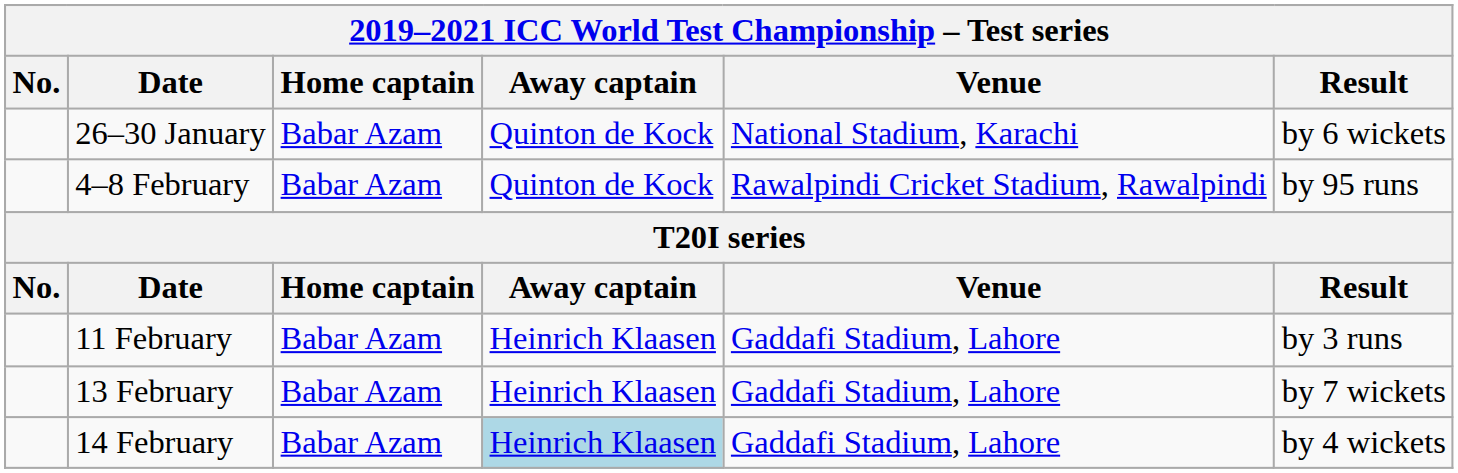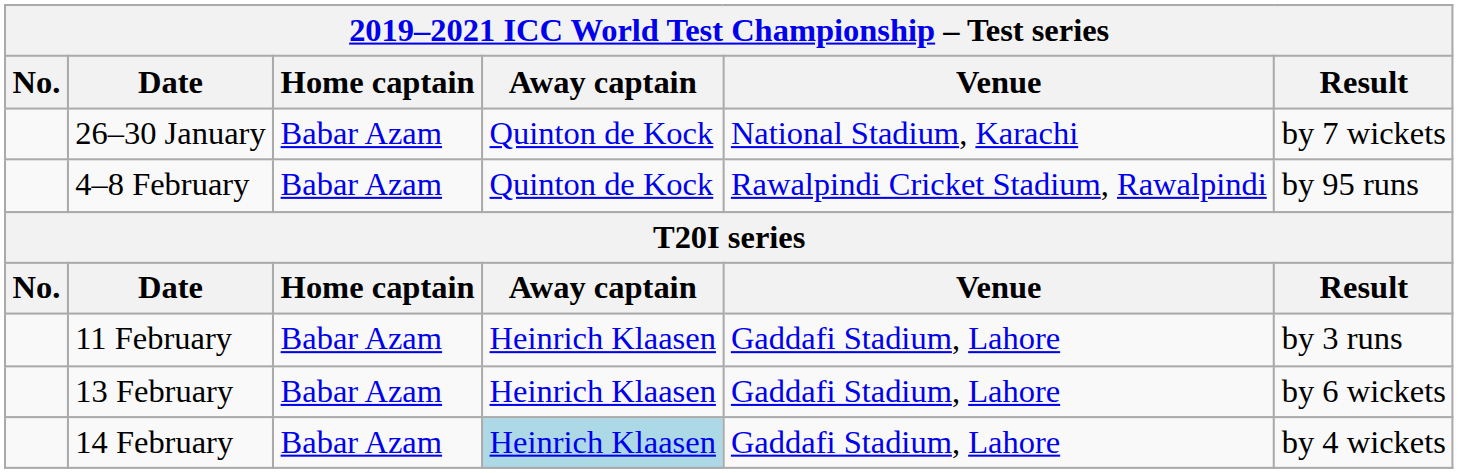(1364, 133) by 6 wickets -> (1364, 133) by 7 wickets
(1364, 390) by 7 wickets -> (1364, 390) by 6 wickets
